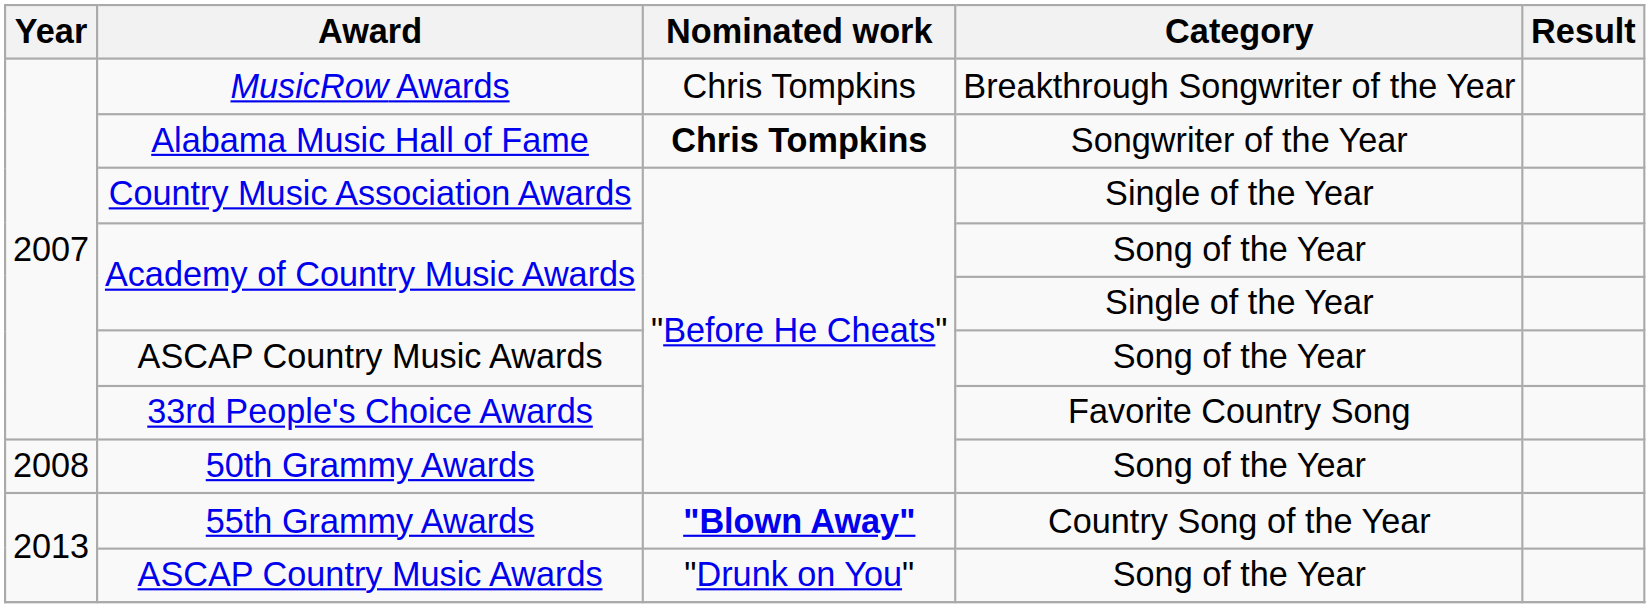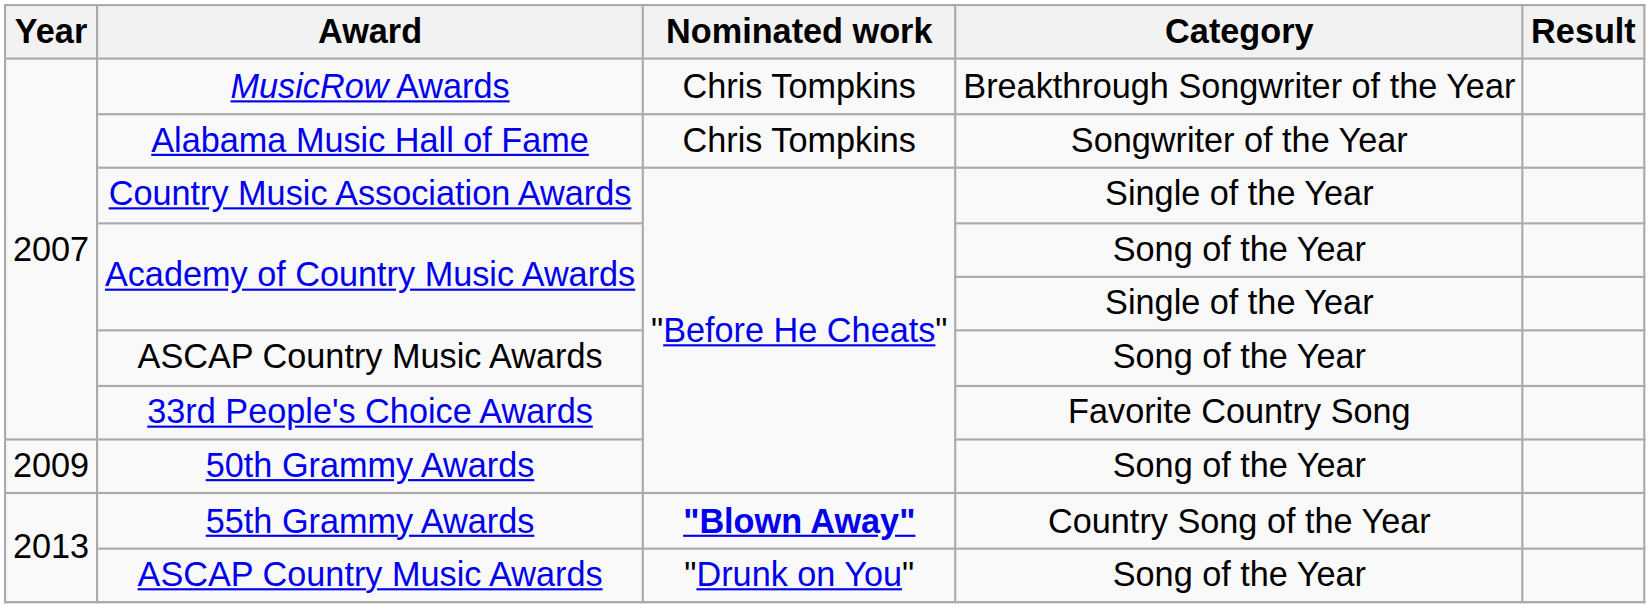(799, 140) bold -> (799, 140) normal
(51, 466) 2008 -> (51, 466) 2009
